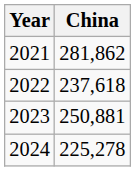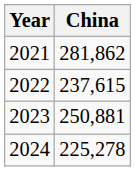(92, 85) 237,618 -> (92, 85) 237,615
